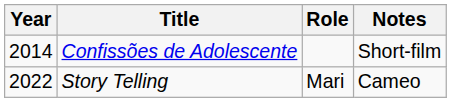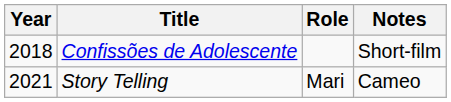(31, 50) 2014 -> (31, 50) 2018
(31, 81) 2022 -> (31, 81) 2021
